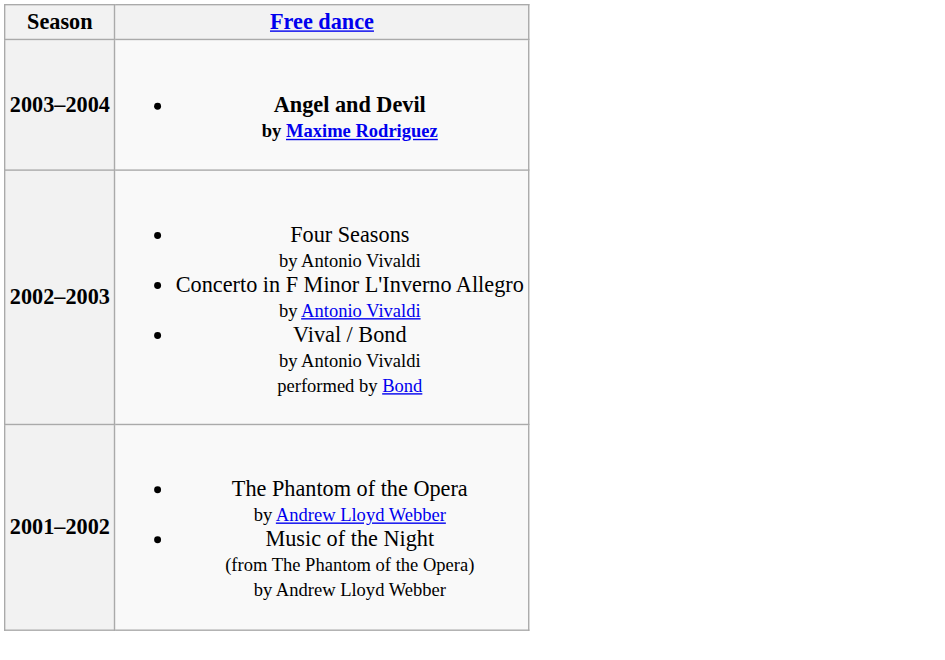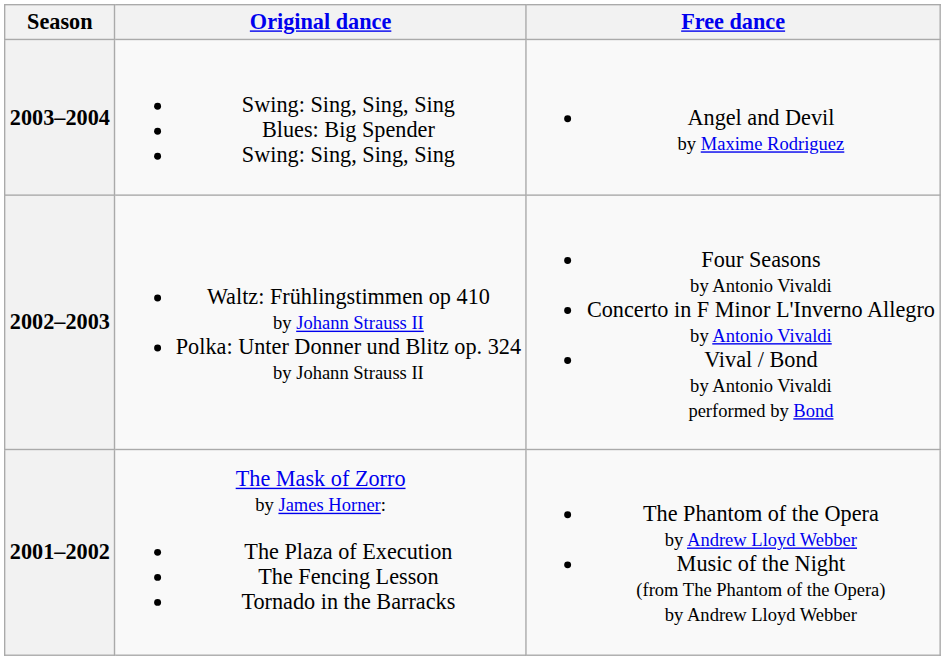+ column: (321, 22)
(322, 117) bold -> (733, 130) normal
